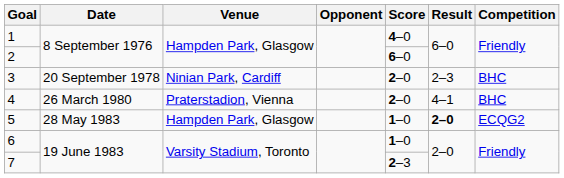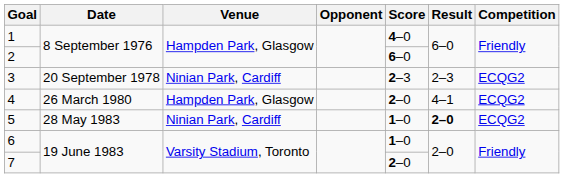(400, 78) 2–0 -> (400, 78) 2–3
(492, 78) BHC -> (501, 78) ECQG2
(230, 99) Praterstadion, Vienna -> (240, 99) Hampden Park, Glasgow
(492, 99) BHC -> (501, 99) ECQG2
(240, 120) Hampden Park, Glasgow -> (223, 120) Ninian Park, Cardiff
(400, 162) 2–3 -> (400, 162) 2–0
